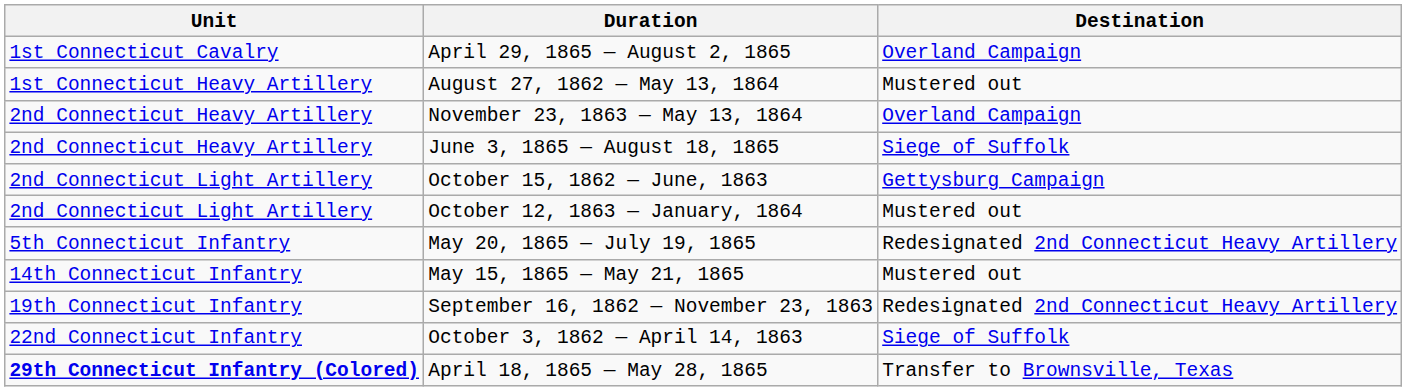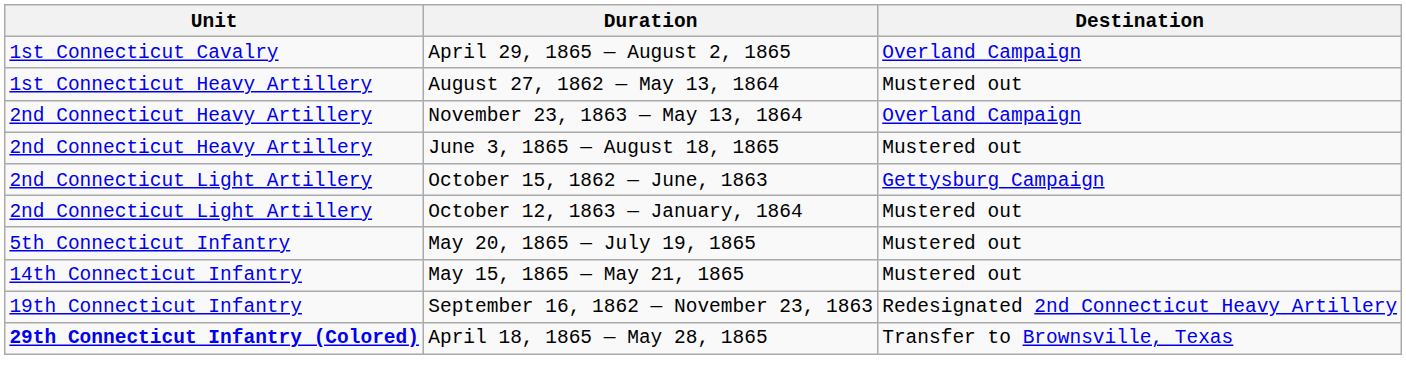(976, 148) Siege of Suffolk -> (952, 148) Mustered out
(1140, 243) Redesignated 2nd Connecticut Heavy Artillery -> (952, 243) Mustered out
- row: (615, 338)
